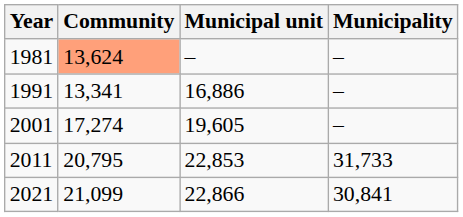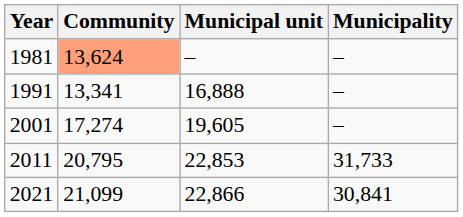(214, 90) 16,886 -> (214, 90) 16,888
